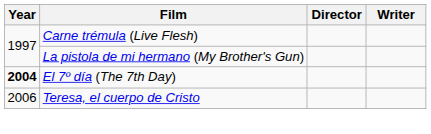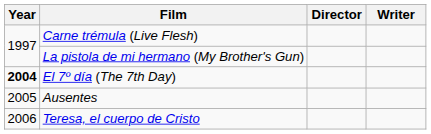+ row: (70, 98)
